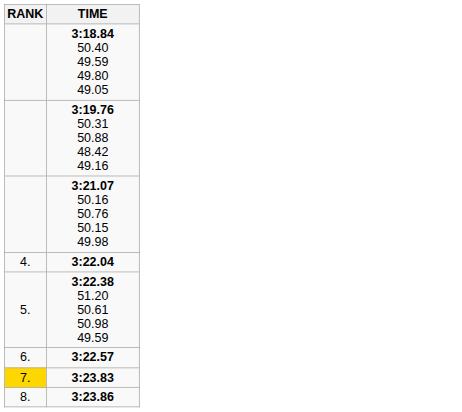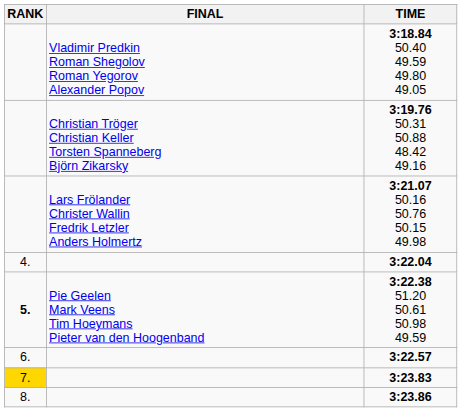+ column: (205, 14)
(25, 309) normal -> (25, 309) bold
